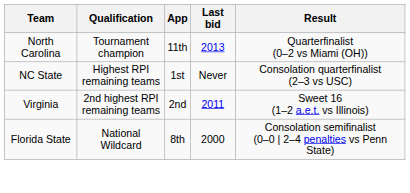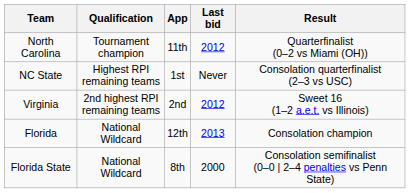(213, 47) 2013 -> (213, 47) 2012
(213, 104) 2011 -> (213, 104) 2012
+ row: (41, 133)
